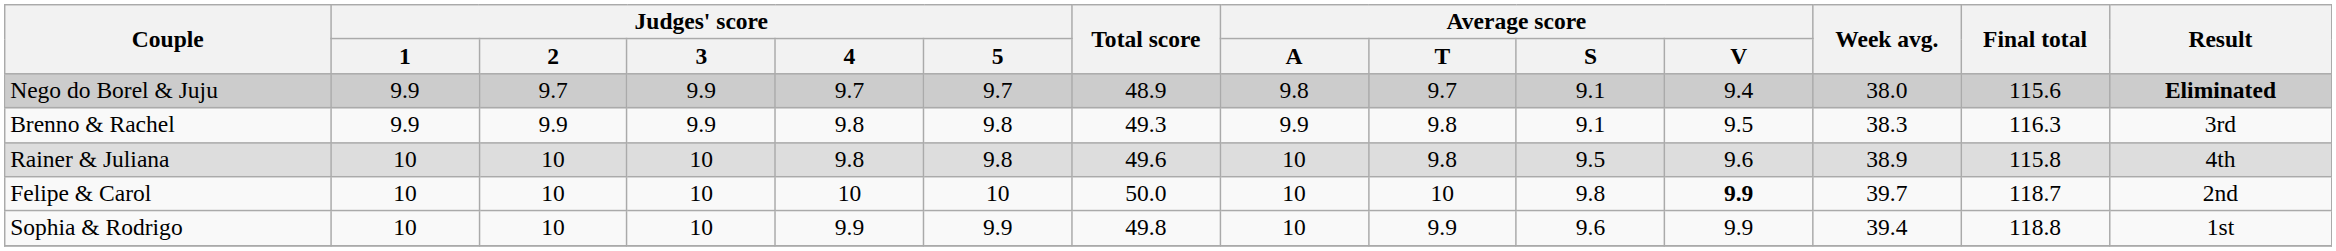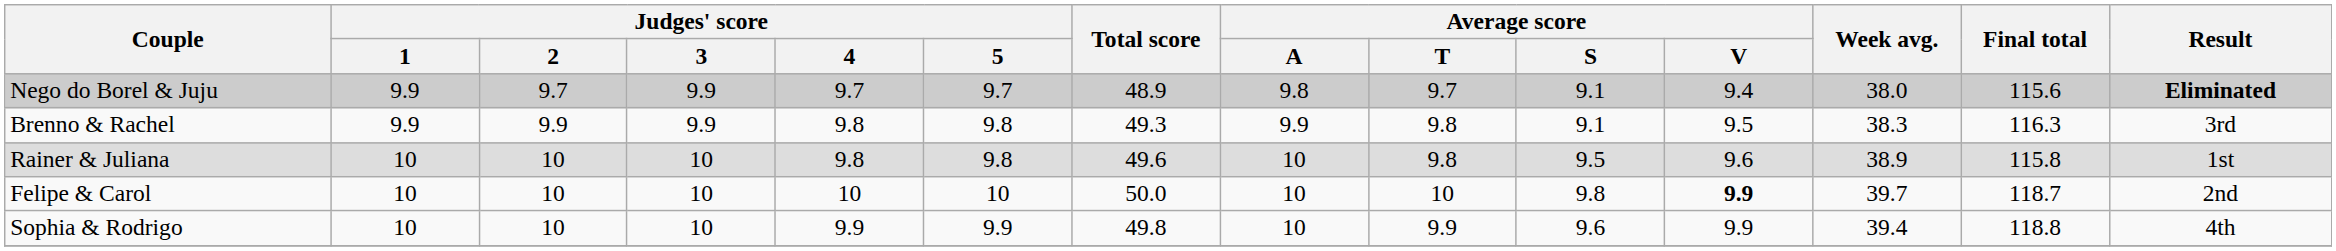(2220, 159) 4th -> (2220, 159) 1st
(2220, 227) 1st -> (2220, 227) 4th
